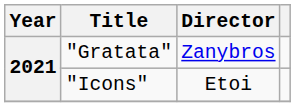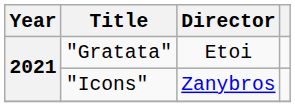(228, 53) Zanybros -> (228, 53) Etoi
(228, 85) Etoi -> (228, 85) Zanybros
